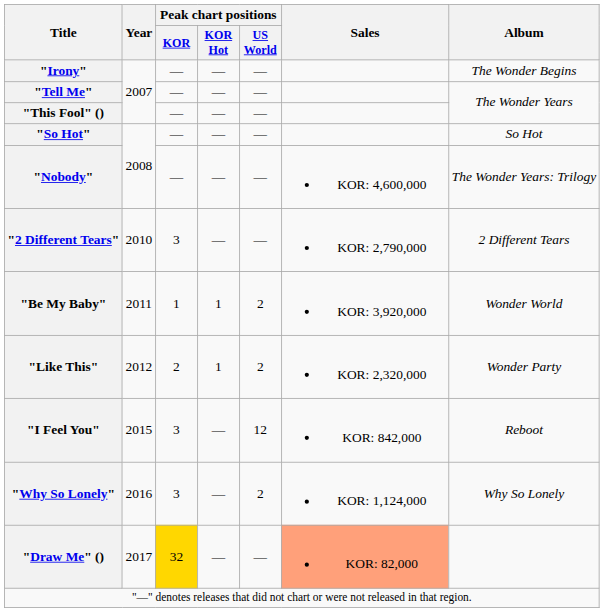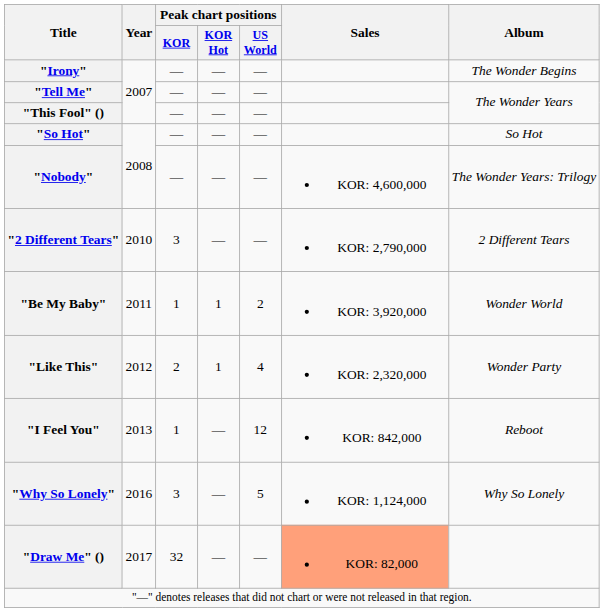(260, 366) 2 -> (260, 366) 4
(139, 430) 2015 -> (139, 430) 2013
(176, 430) 3 -> (176, 430) 1
(260, 493) 2 -> (260, 493) 5
(176, 556) gold background -> (176, 556) no background
